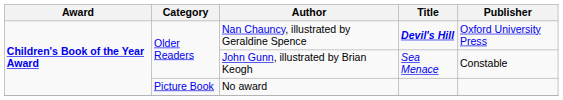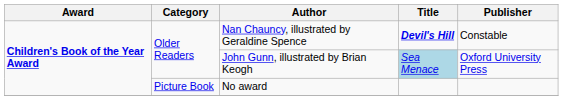(500, 35) Oxford University Press -> (484, 35) Constable
(420, 64) no background -> (420, 64) lightblue background
(484, 64) Constable -> (500, 64) Oxford University Press
